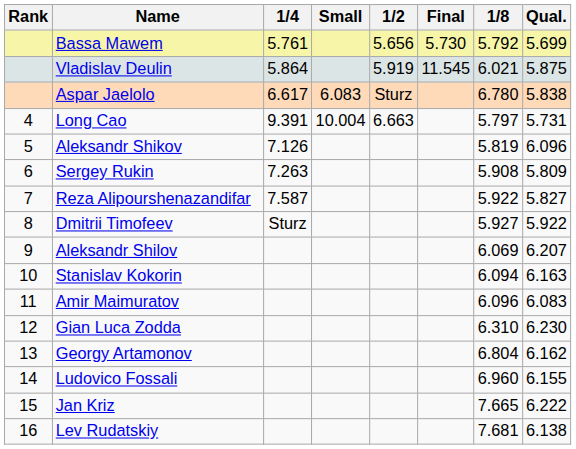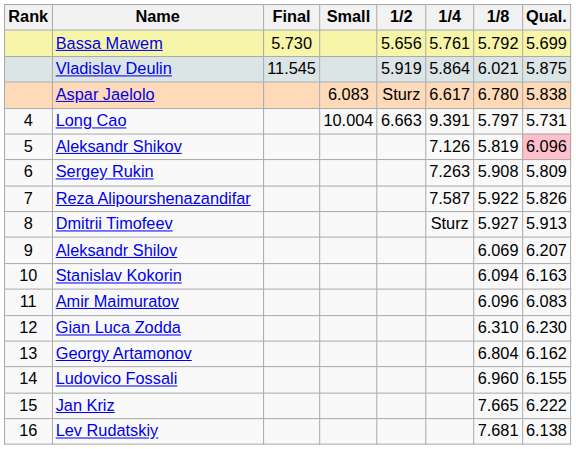columns swapped: (446, 17) <-> (288, 17)
(546, 146) no background -> (546, 146) pink background
(546, 198) 5.827 -> (546, 198) 5.826
(546, 224) 5.922 -> (546, 224) 5.913
